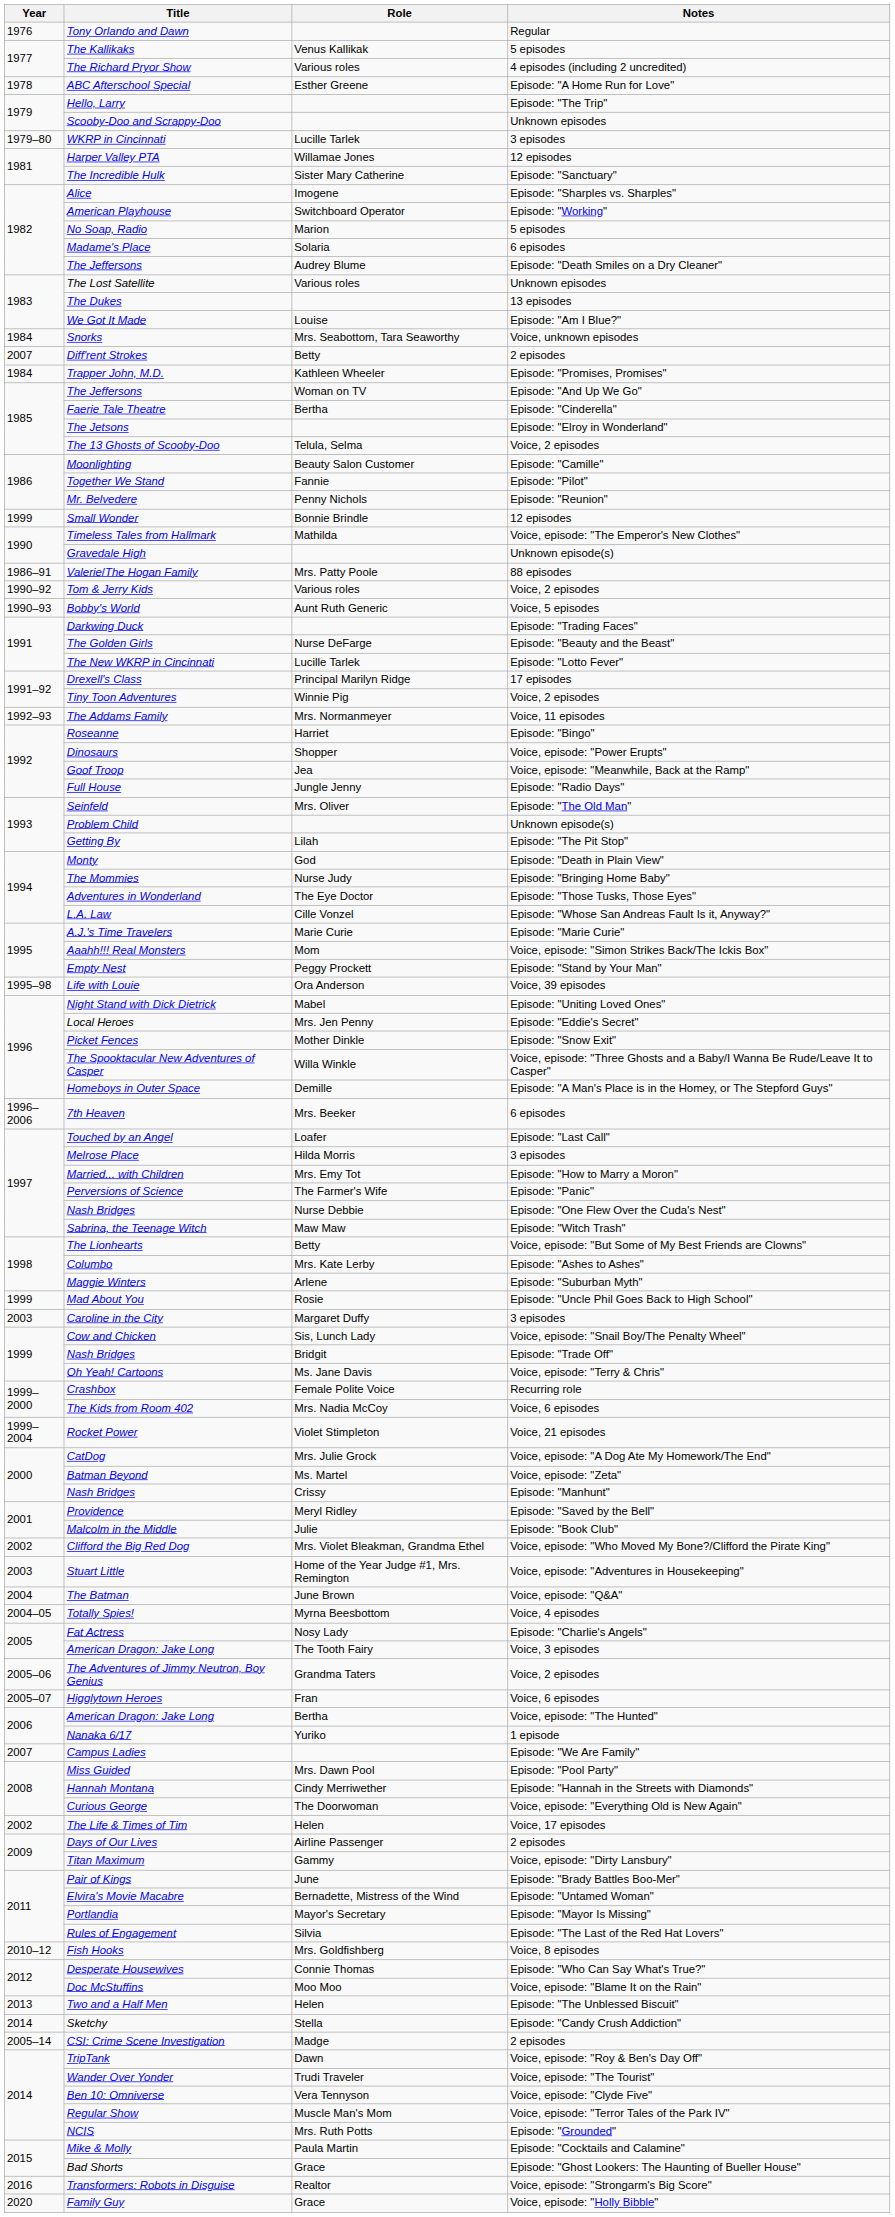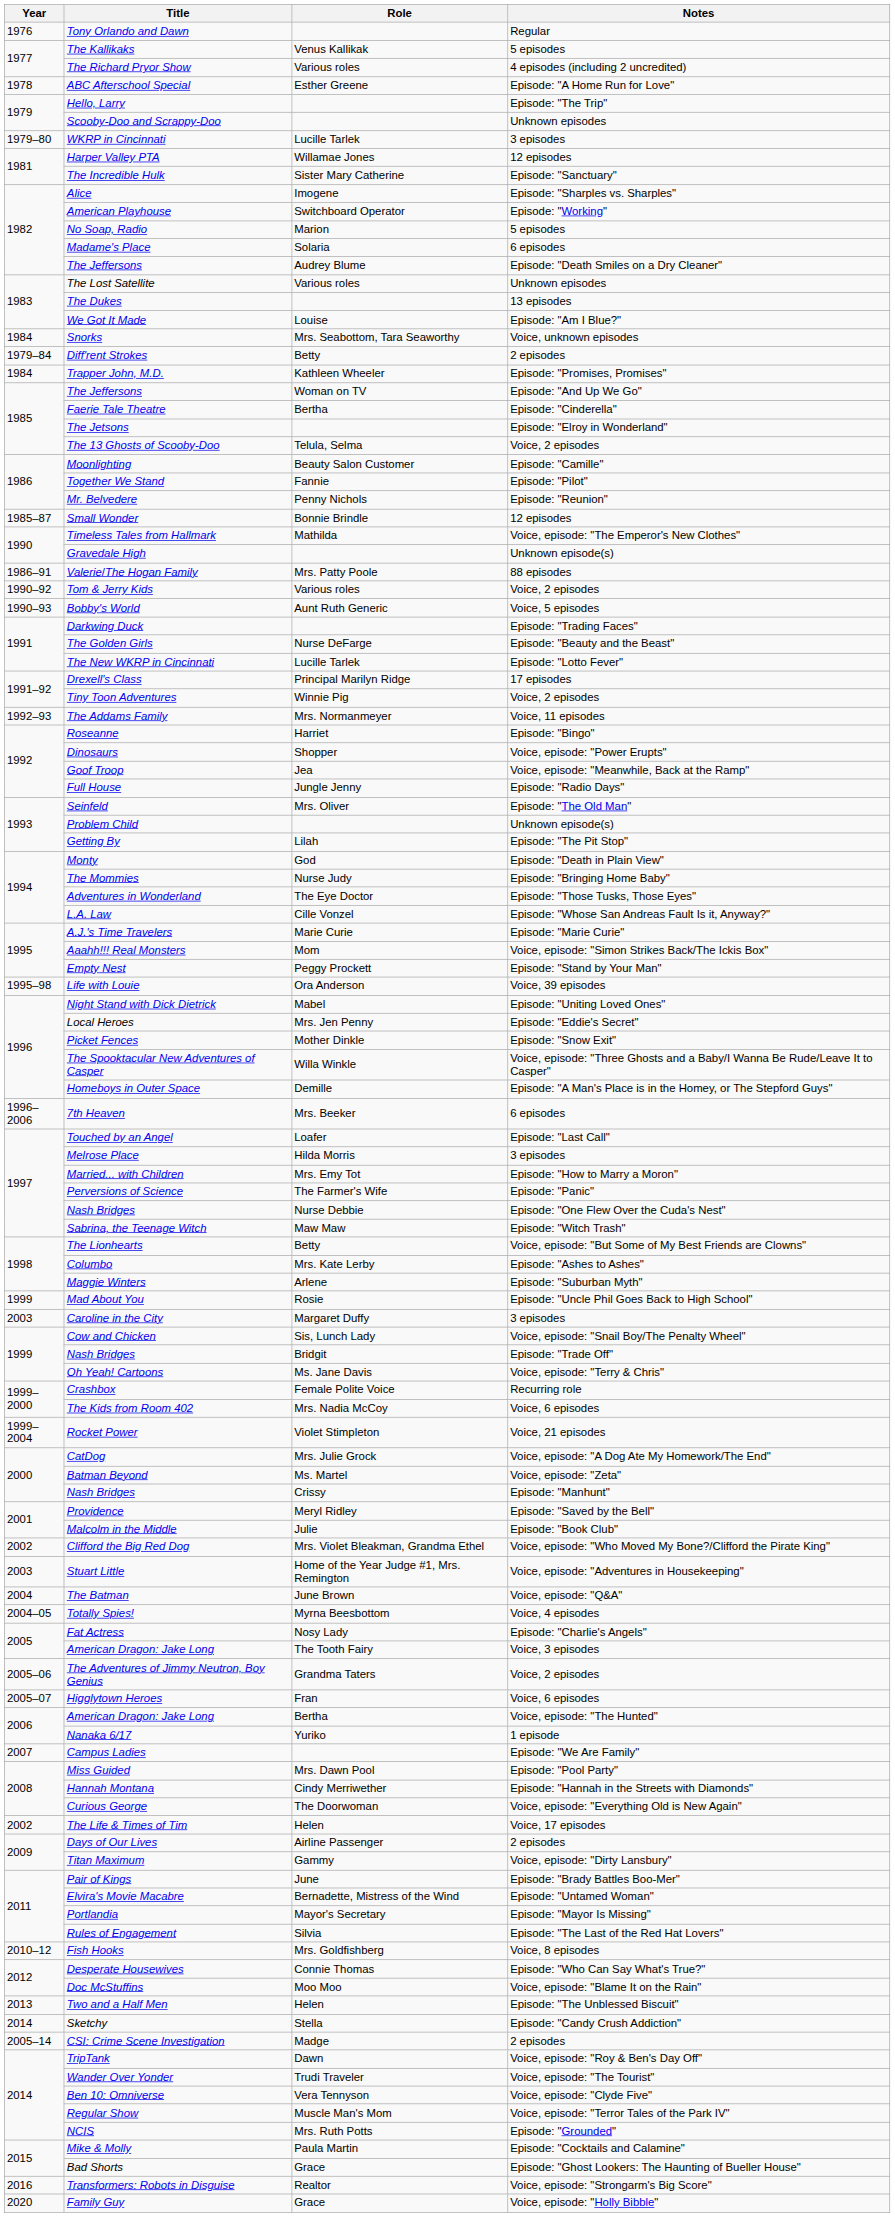(20, 355) 2007 -> (29, 355) 1979–84
(20, 517) 1999 -> (29, 517) 1985–87
